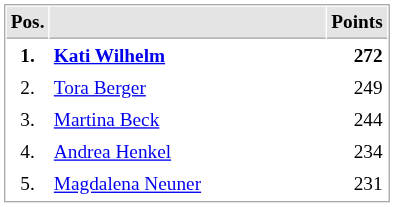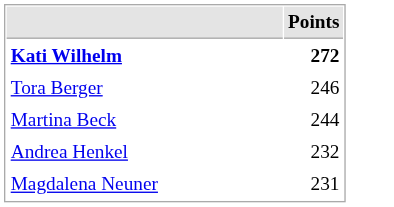- column: (28, 21)
(368, 87) 249 -> (325, 87) 246
(368, 151) 234 -> (325, 151) 232
